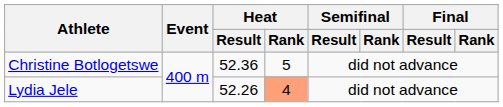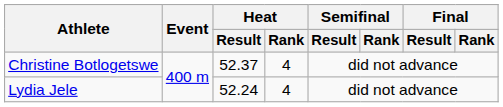(239, 65) 52.36 -> (239, 65) 52.37
(286, 65) 5 -> (286, 65) 4
(239, 90) 52.26 -> (239, 90) 52.24
(286, 90) lightsalmon background -> (286, 90) no background
